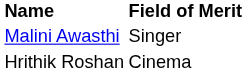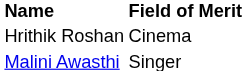rows swapped: (64, 61) <-> (62, 36)
